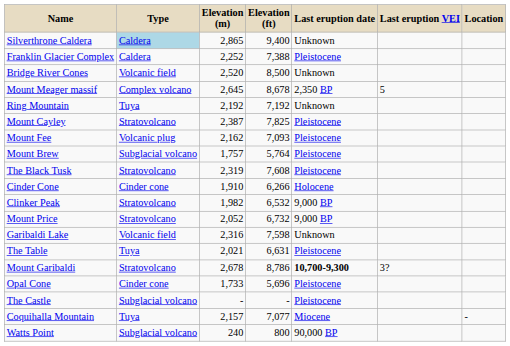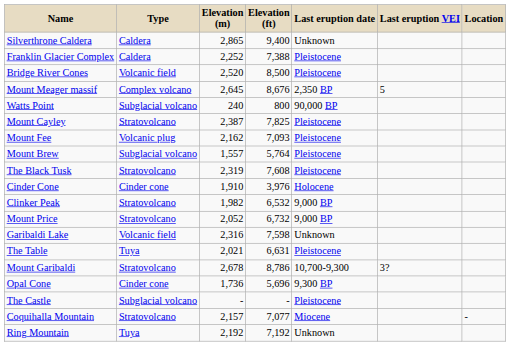(135, 40) lightblue background -> (135, 40) no background
(315, 73) Unknown -> (318, 73) Pleistocene
(278, 89) 8,678 -> (278, 89) 8,676
rows swapped: (38, 105) <-> (30, 332)
(232, 154) 1,757 -> (232, 154) 1,557
(278, 186) 6,266 -> (278, 186) 3,976
(322, 267) bold -> (322, 267) normal
(232, 284) 1,733 -> (232, 284) 1,736
(318, 284) Pleistocene -> (313, 284) 9,300 BP
(129, 316) Tuya -> (147, 316) Stratovolcano
